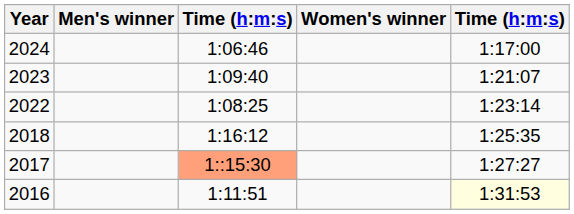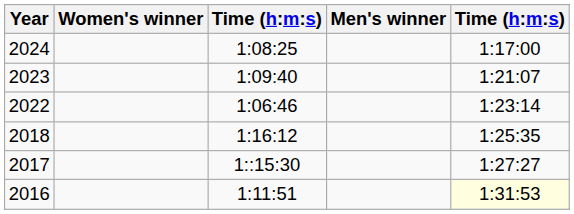columns swapped: (116, 19) <-> (374, 19)
(238, 48) 1:06:46 -> (267, 48) 1:08:25
(238, 106) 1:08:25 -> (267, 106) 1:06:46
(238, 164) lightsalmon background -> (267, 164) no background
